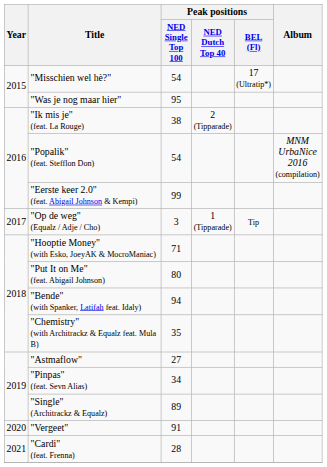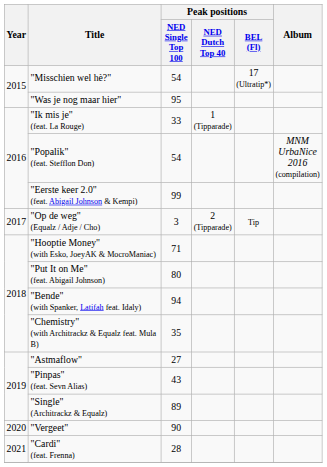(176, 120) 38 -> (176, 120) 33
(213, 120) 2 (Tipparade) -> (213, 120) 1 (Tipparade)
(213, 222) 1 (Tipparade) -> (213, 222) 2 (Tipparade)
(176, 380) 34 -> (176, 380) 43
(176, 428) 91 -> (176, 428) 90
